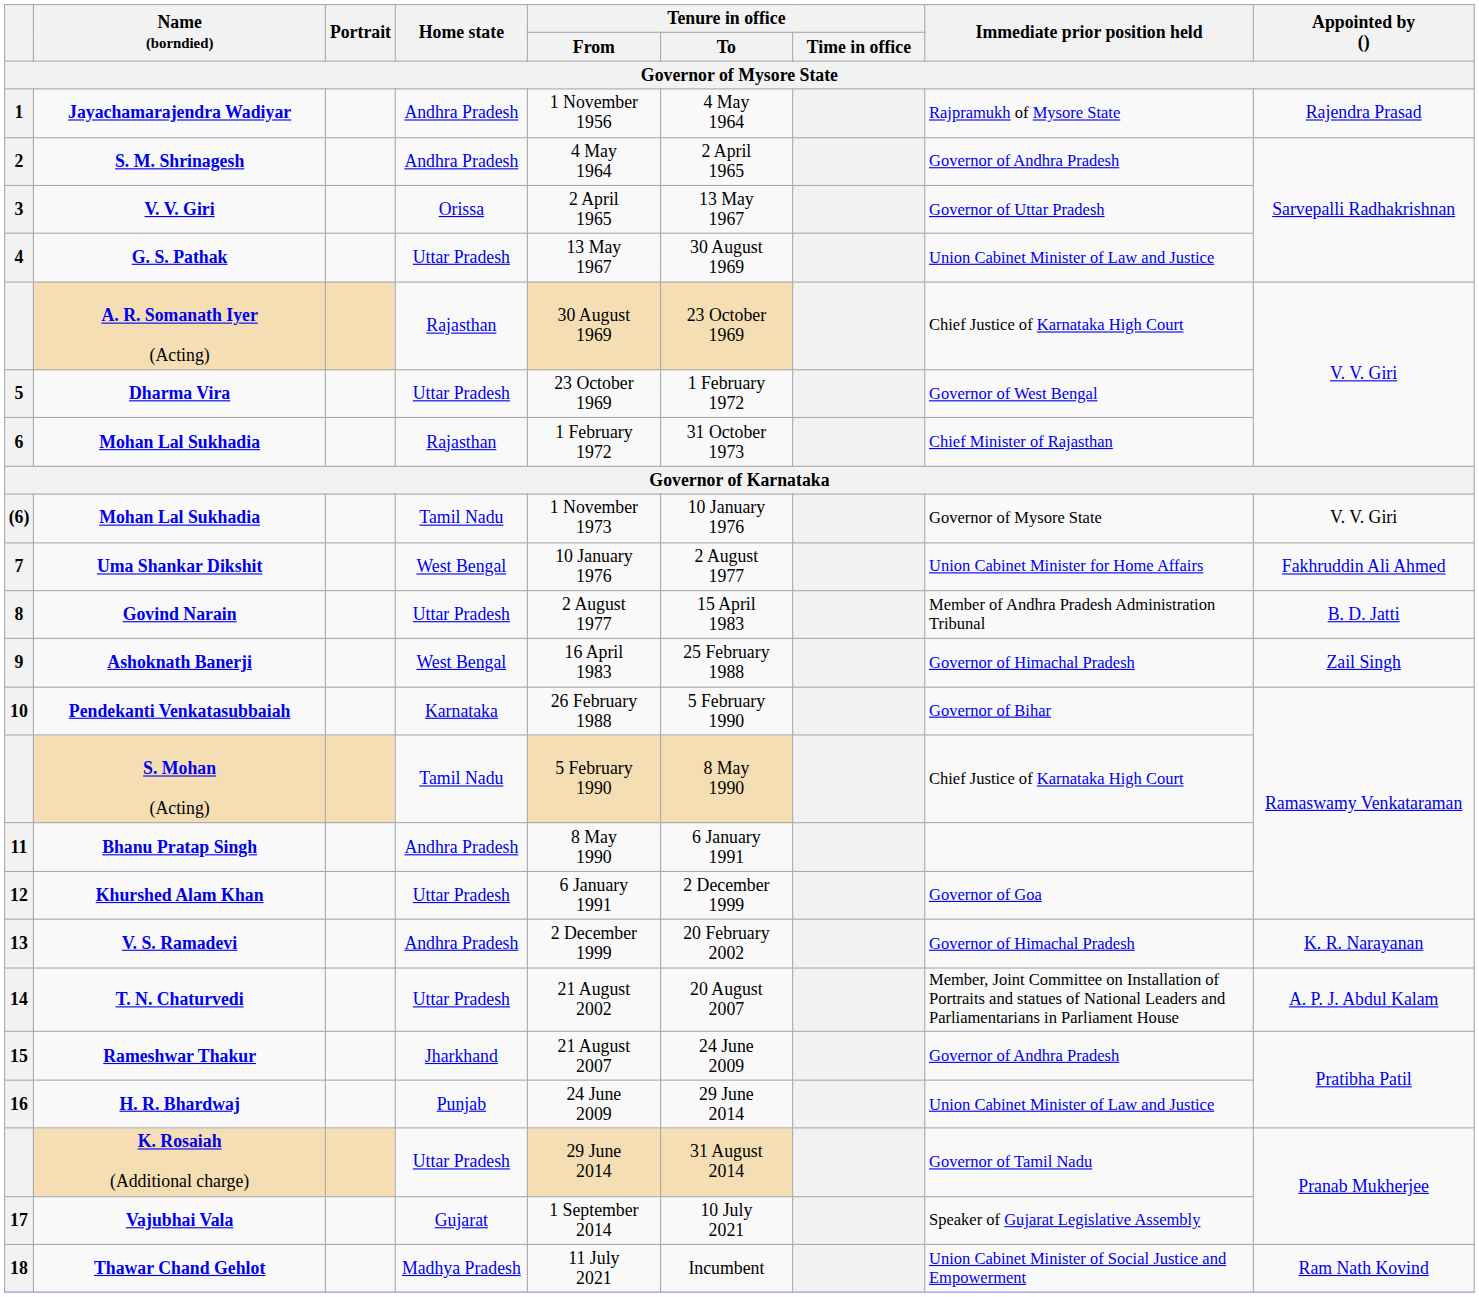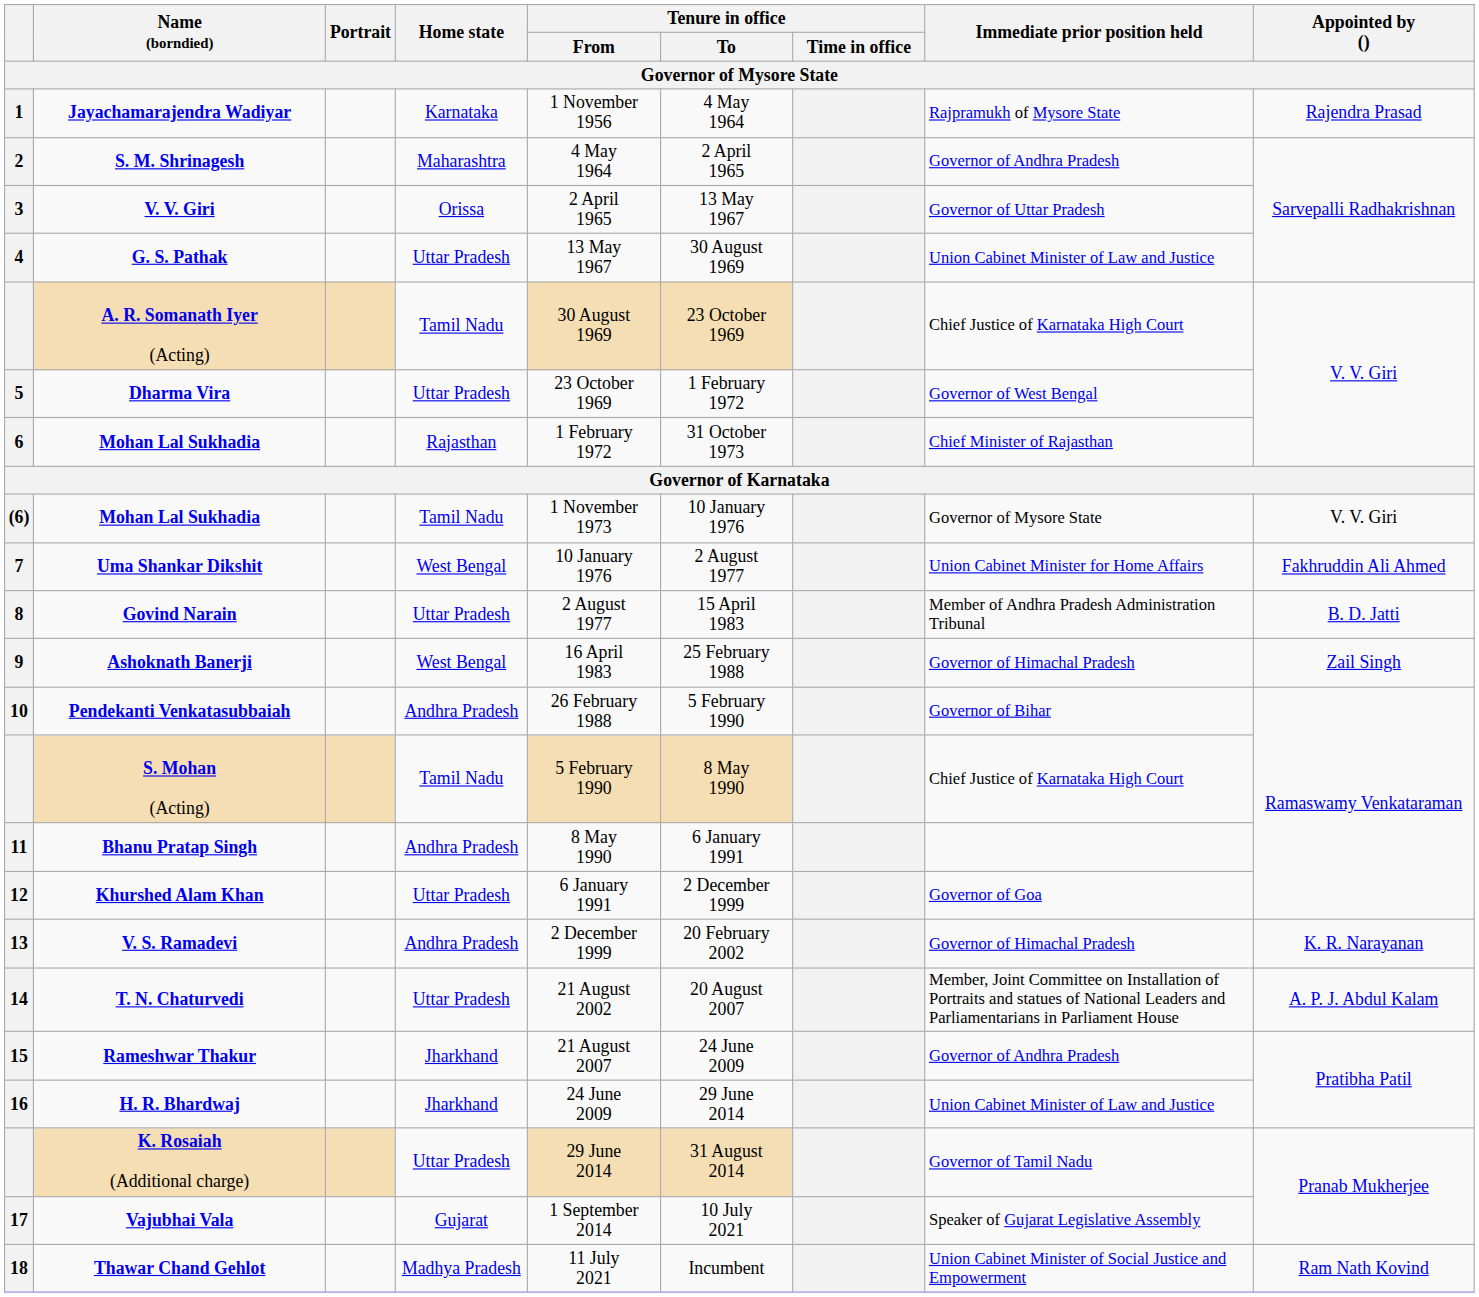(461, 113) Andhra Pradesh -> (461, 113) Karnataka
(461, 161) Andhra Pradesh -> (461, 161) Maharashtra
(461, 325) Rajasthan -> (461, 325) Tamil Nadu
(461, 710) Karnataka -> (461, 710) Andhra Pradesh
(461, 1103) Punjab -> (461, 1103) Jharkhand
